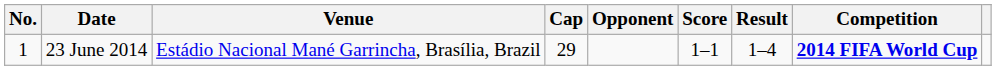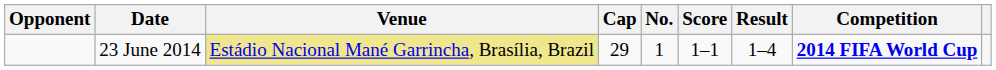columns swapped: (23, 19) <-> (633, 19)
(348, 49) no background -> (402, 49) khaki background
